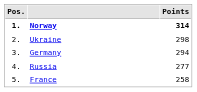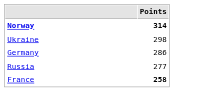- column: (16, 12)
(182, 53) 294 -> (160, 53) 286
(182, 80) normal -> (160, 80) bold
